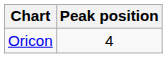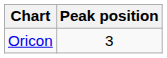(109, 40) 4 -> (109, 40) 3
